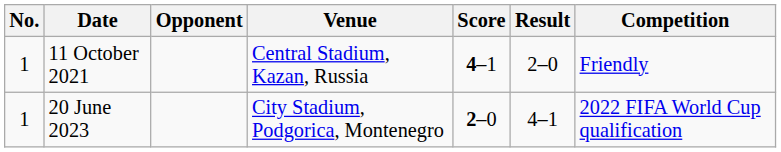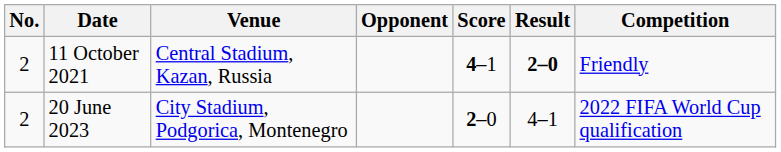columns swapped: (350, 20) <-> (199, 20)
(24, 64) 1 -> (24, 64) 2
(543, 64) normal -> (543, 64) bold
(24, 119) 1 -> (24, 119) 2
